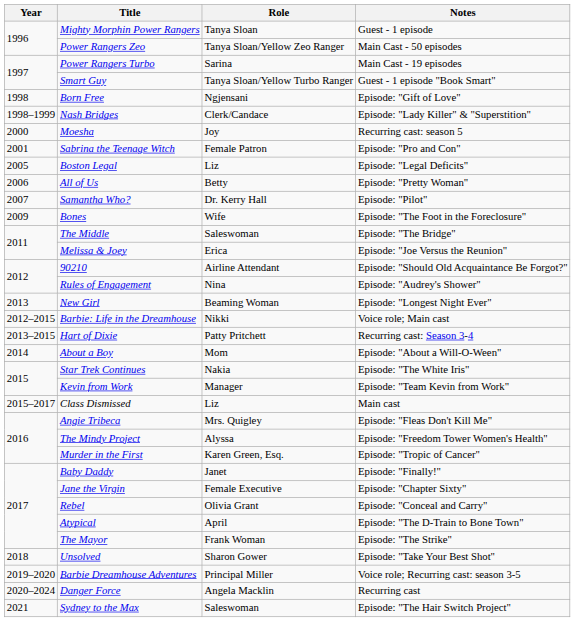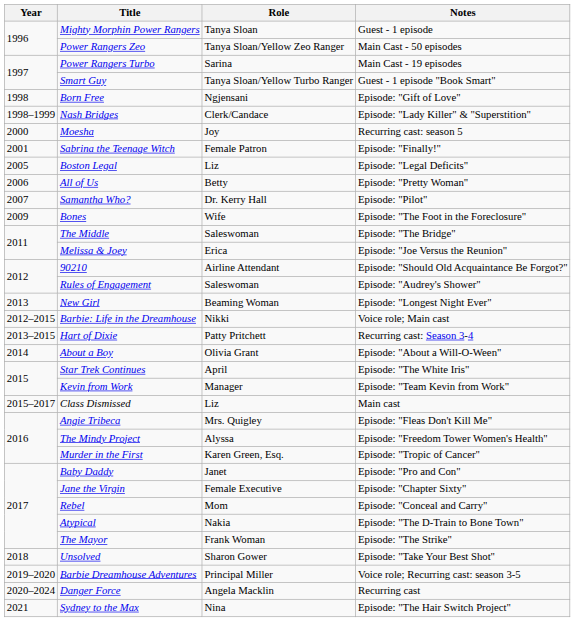(409, 149) Episode: "Pro and Con" -> (399, 149) Episode: "Finally!"
(215, 285) Nina -> (232, 285) Saleswoman
(216, 353) Mom -> (232, 353) Olivia Grant
(217, 370) Nakia -> (216, 370) April
(399, 472) Episode: "Finally!" -> (409, 472) Episode: "Pro and Con"
(232, 506) Olivia Grant -> (216, 506) Mom
(216, 523) April -> (217, 523) Nakia
(232, 608) Saleswoman -> (215, 608) Nina
